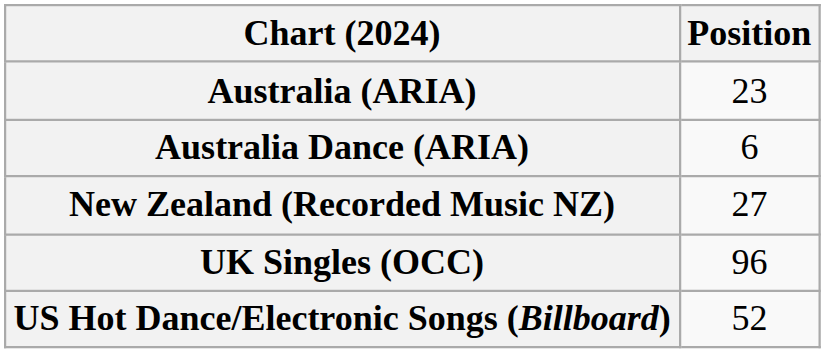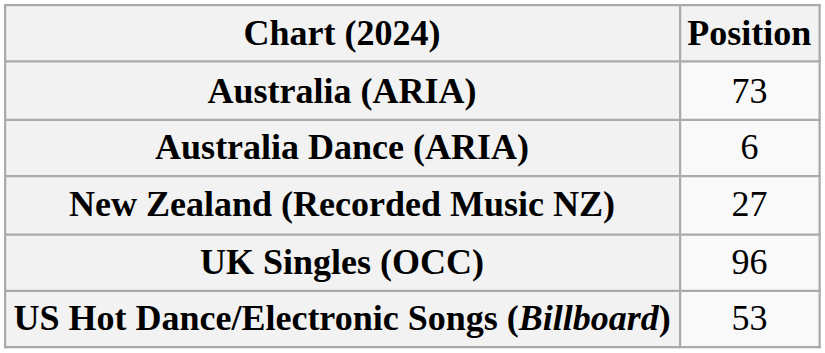(749, 90) 23 -> (749, 90) 73
(749, 318) 52 -> (749, 318) 53
